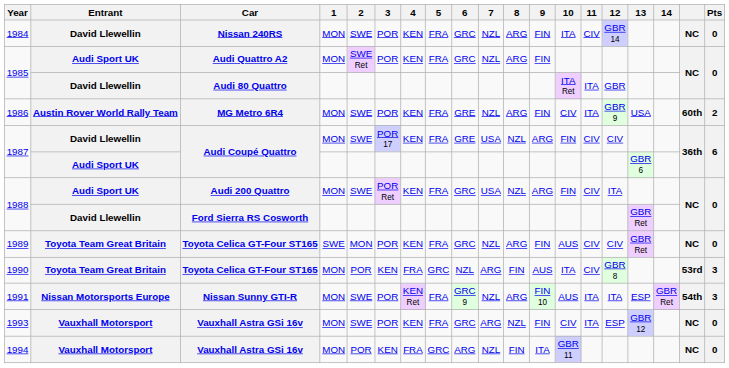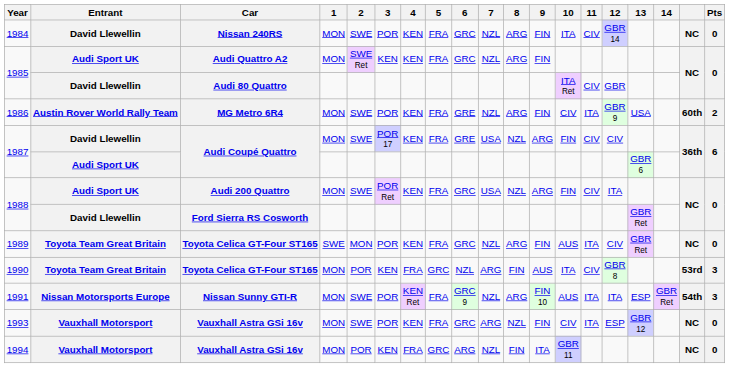(388, 60) POR -> (388, 60) KEN
(592, 86) ITA -> (592, 86) CIV
(592, 244) CIV -> (592, 244) ITA
